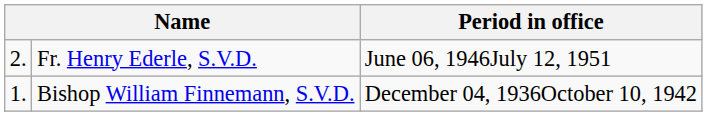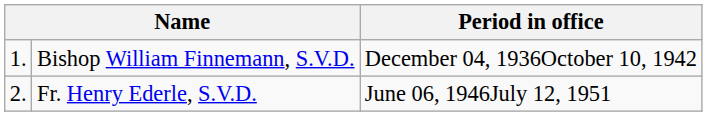rows swapped: (196, 93) <-> (147, 57)
